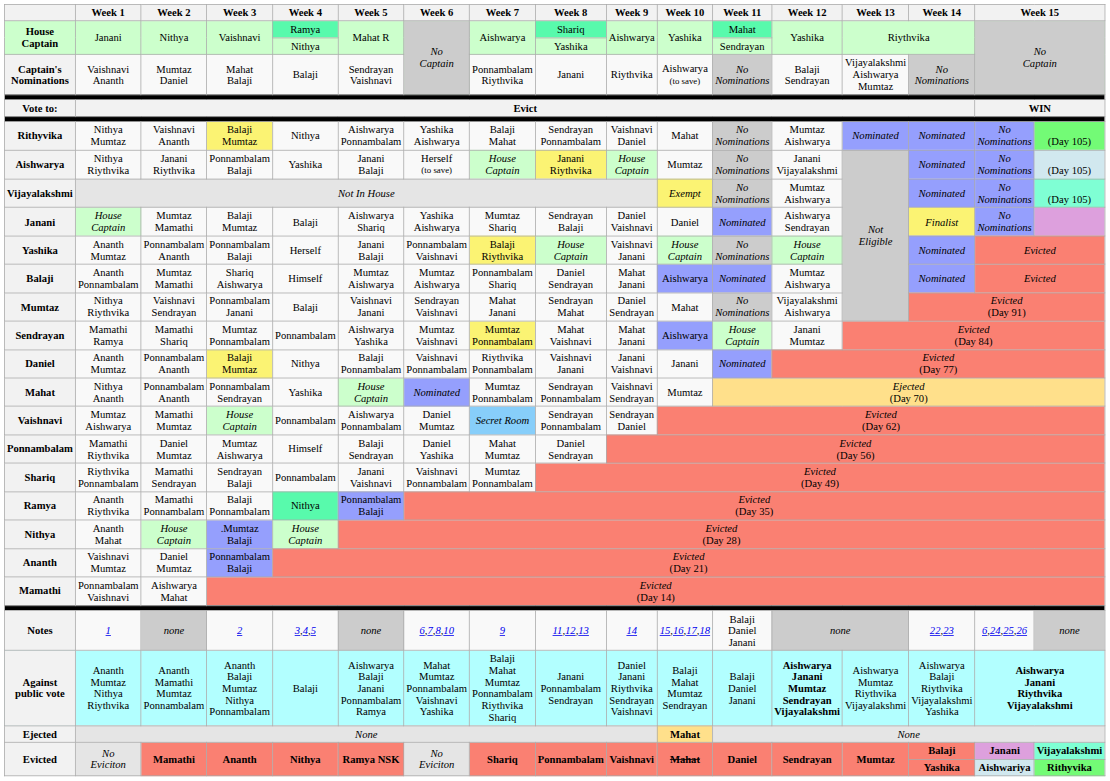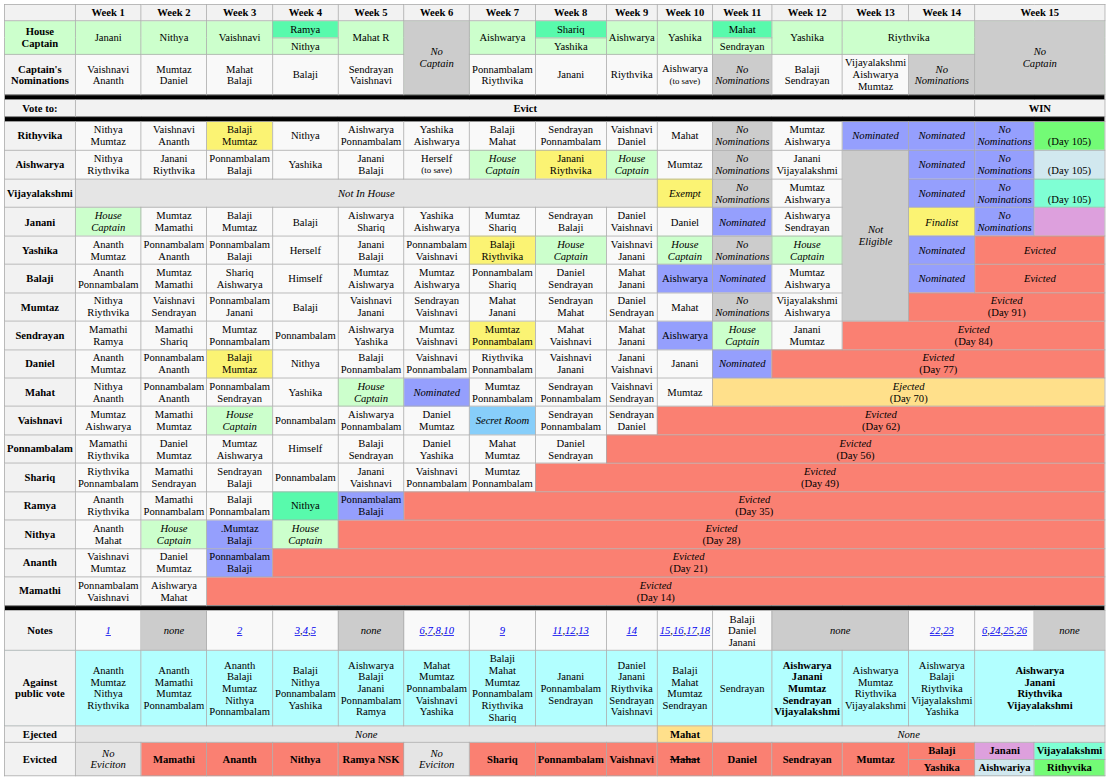(305, 688) Balaji -> (305, 688) Balaji Nithya Ponnambalam Yashika
(742, 688) Balaji Daniel Janani -> (742, 688) Sendrayan
